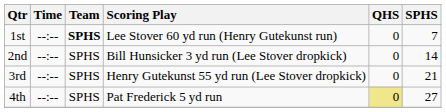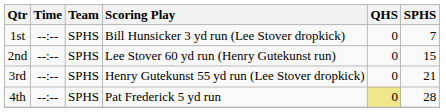(84, 35) bold -> (84, 35) normal
(222, 35) Lee Stover 60 yd run (Henry Gutekunst run) -> (225, 35) Bill Hunsicker 3 yd run (Lee Stover dropkick)
(226, 55) Bill Hunsicker 3 yd run (Lee Stover dropkick) -> (220, 55) Lee Stover 60 yd run (Henry Gutekunst run)
(431, 55) 14 -> (430, 55) 15
(431, 96) 27 -> (430, 96) 28
